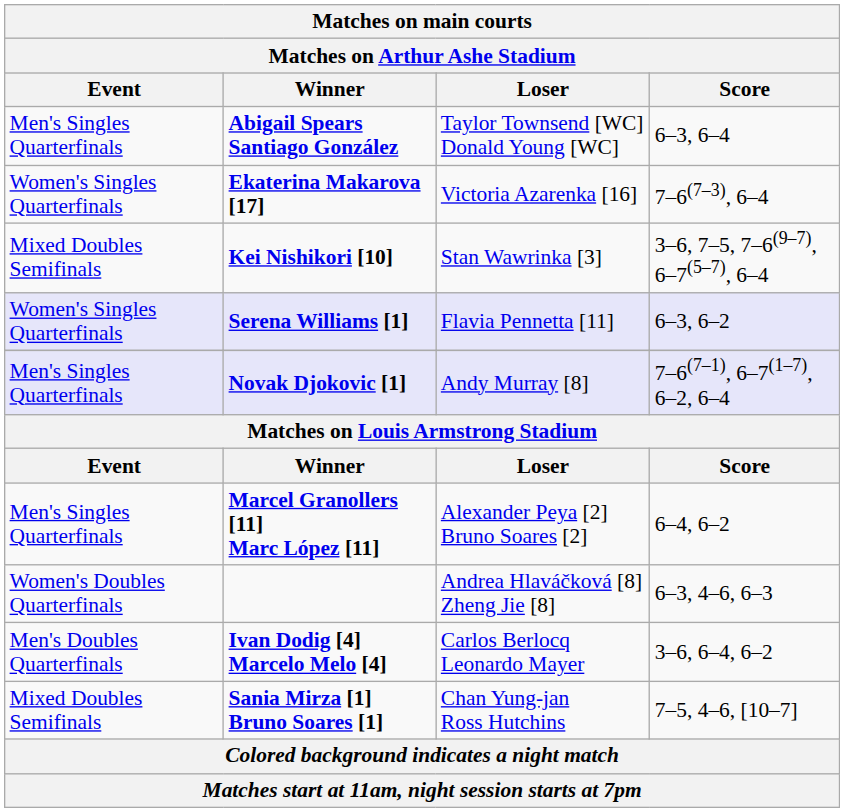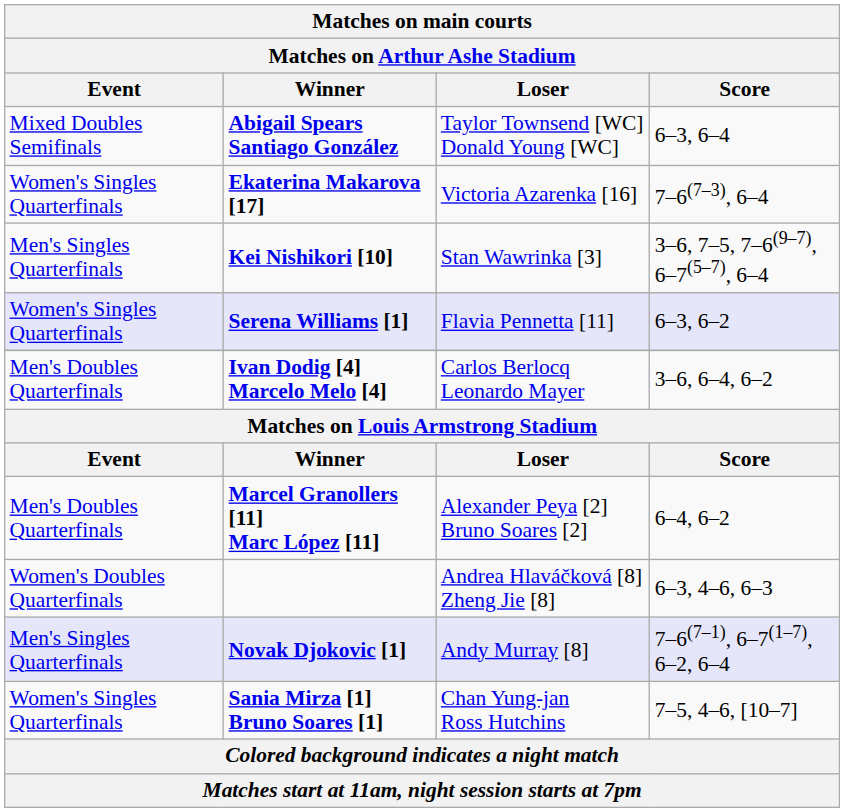(70, 135) Men's Singles Quarterfinals -> (76, 135) Mixed Doubles Semifinals
(76, 257) Mixed Doubles Semifinals -> (70, 257) Men's Singles Quarterfinals
rows swapped: (317, 382) <-> (308, 651)
(70, 523) Men's Singles Quarterfinals -> (74, 517) Men's Doubles Quarterfinals
(76, 710) Mixed Doubles Semifinals -> (83, 710) Women's Singles Quarterfinals
